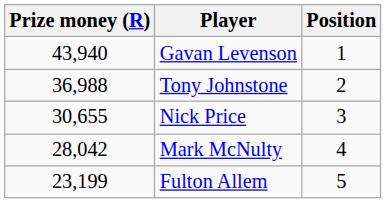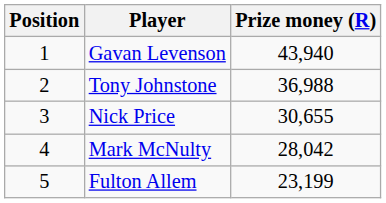columns swapped: (341, 20) <-> (80, 20)
